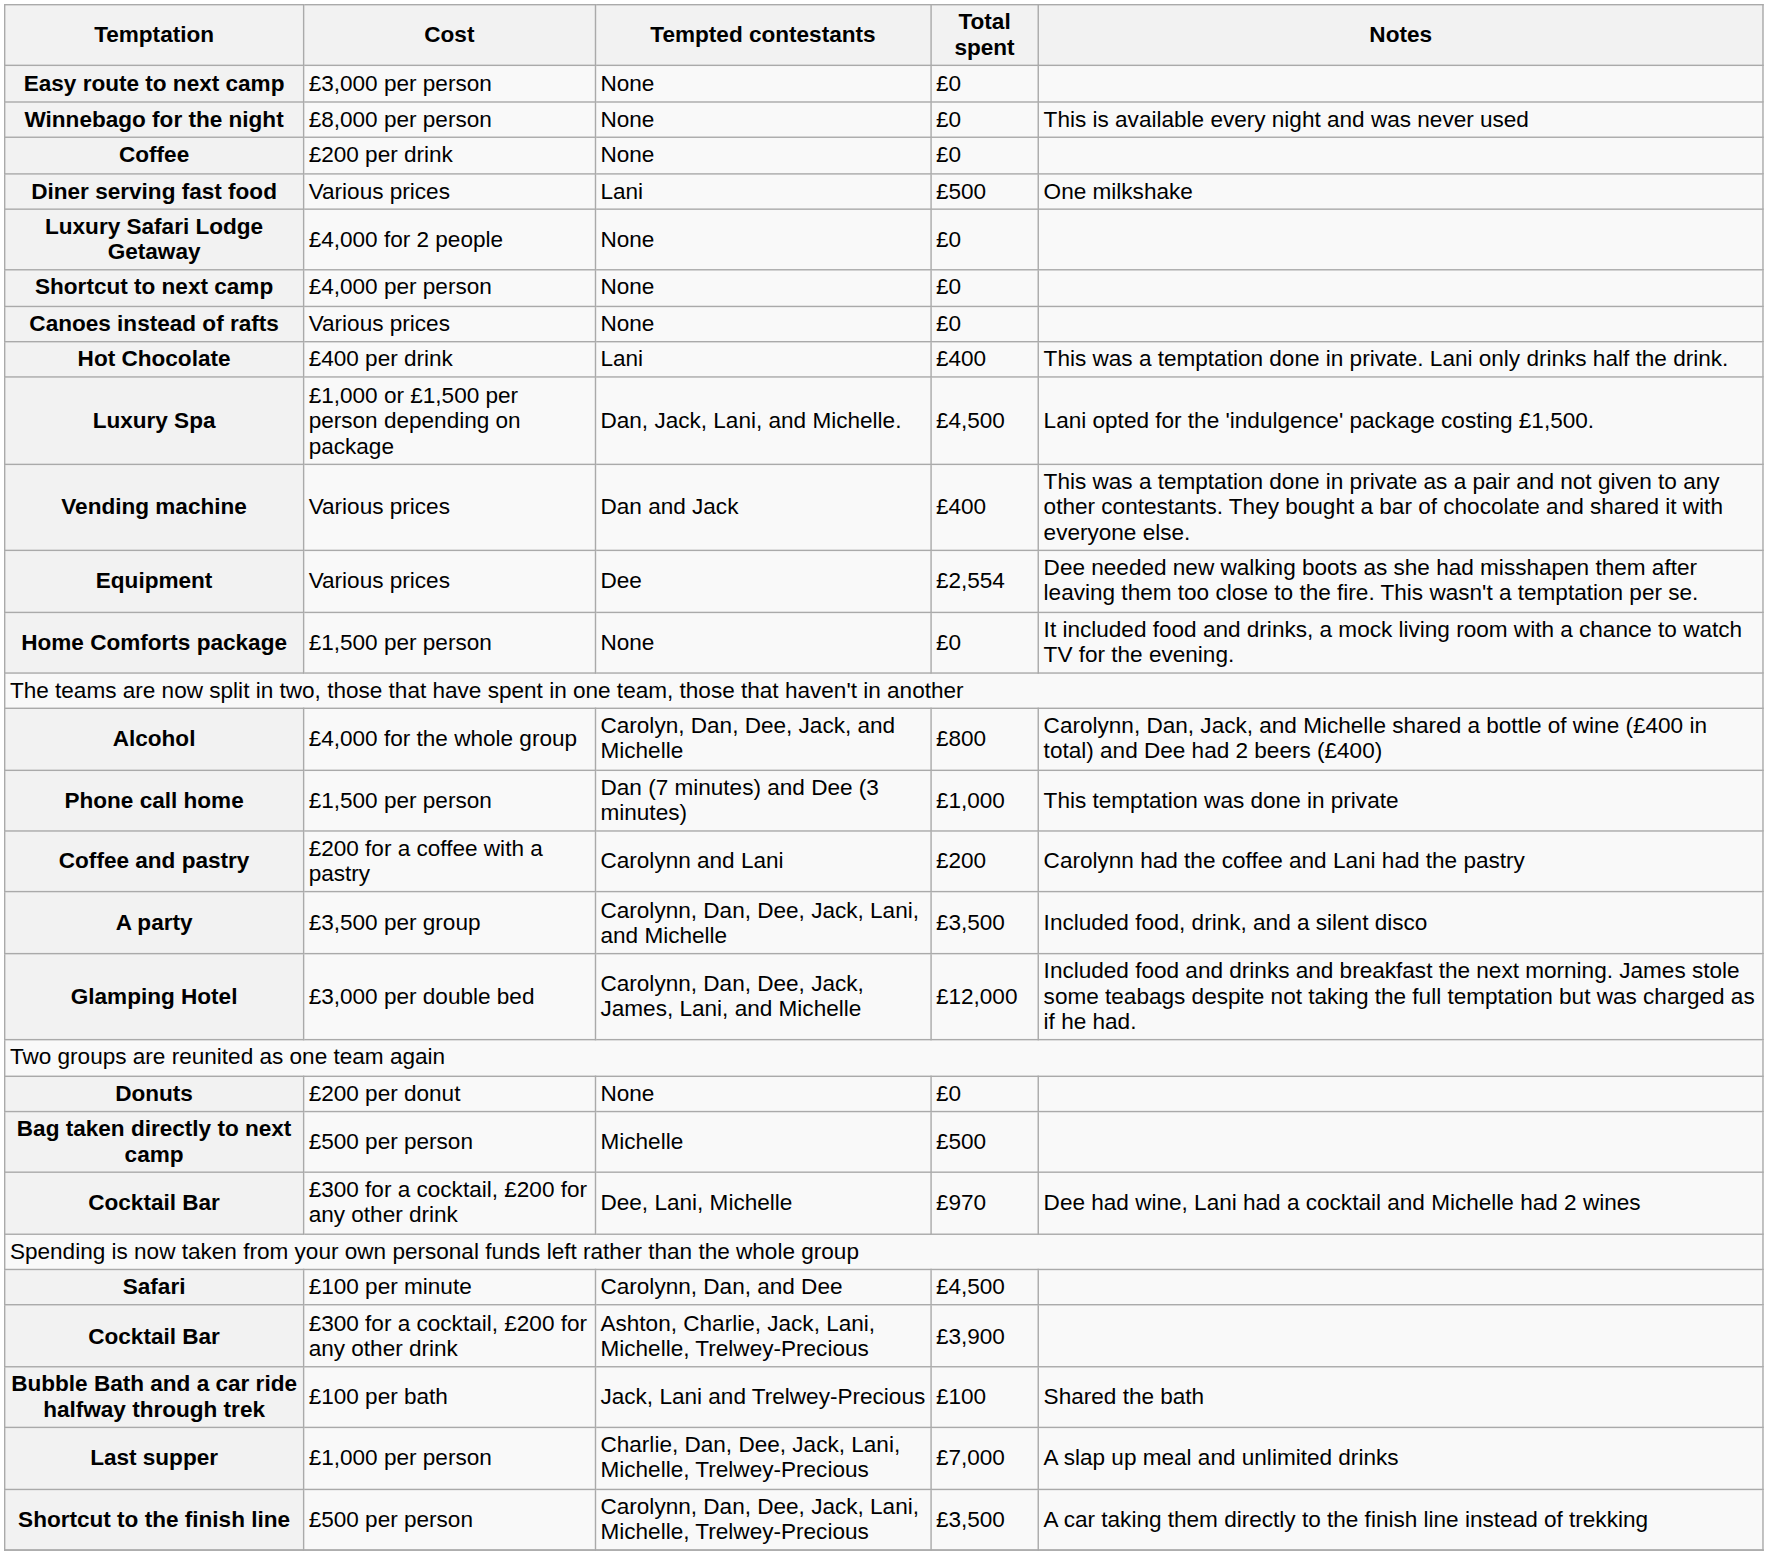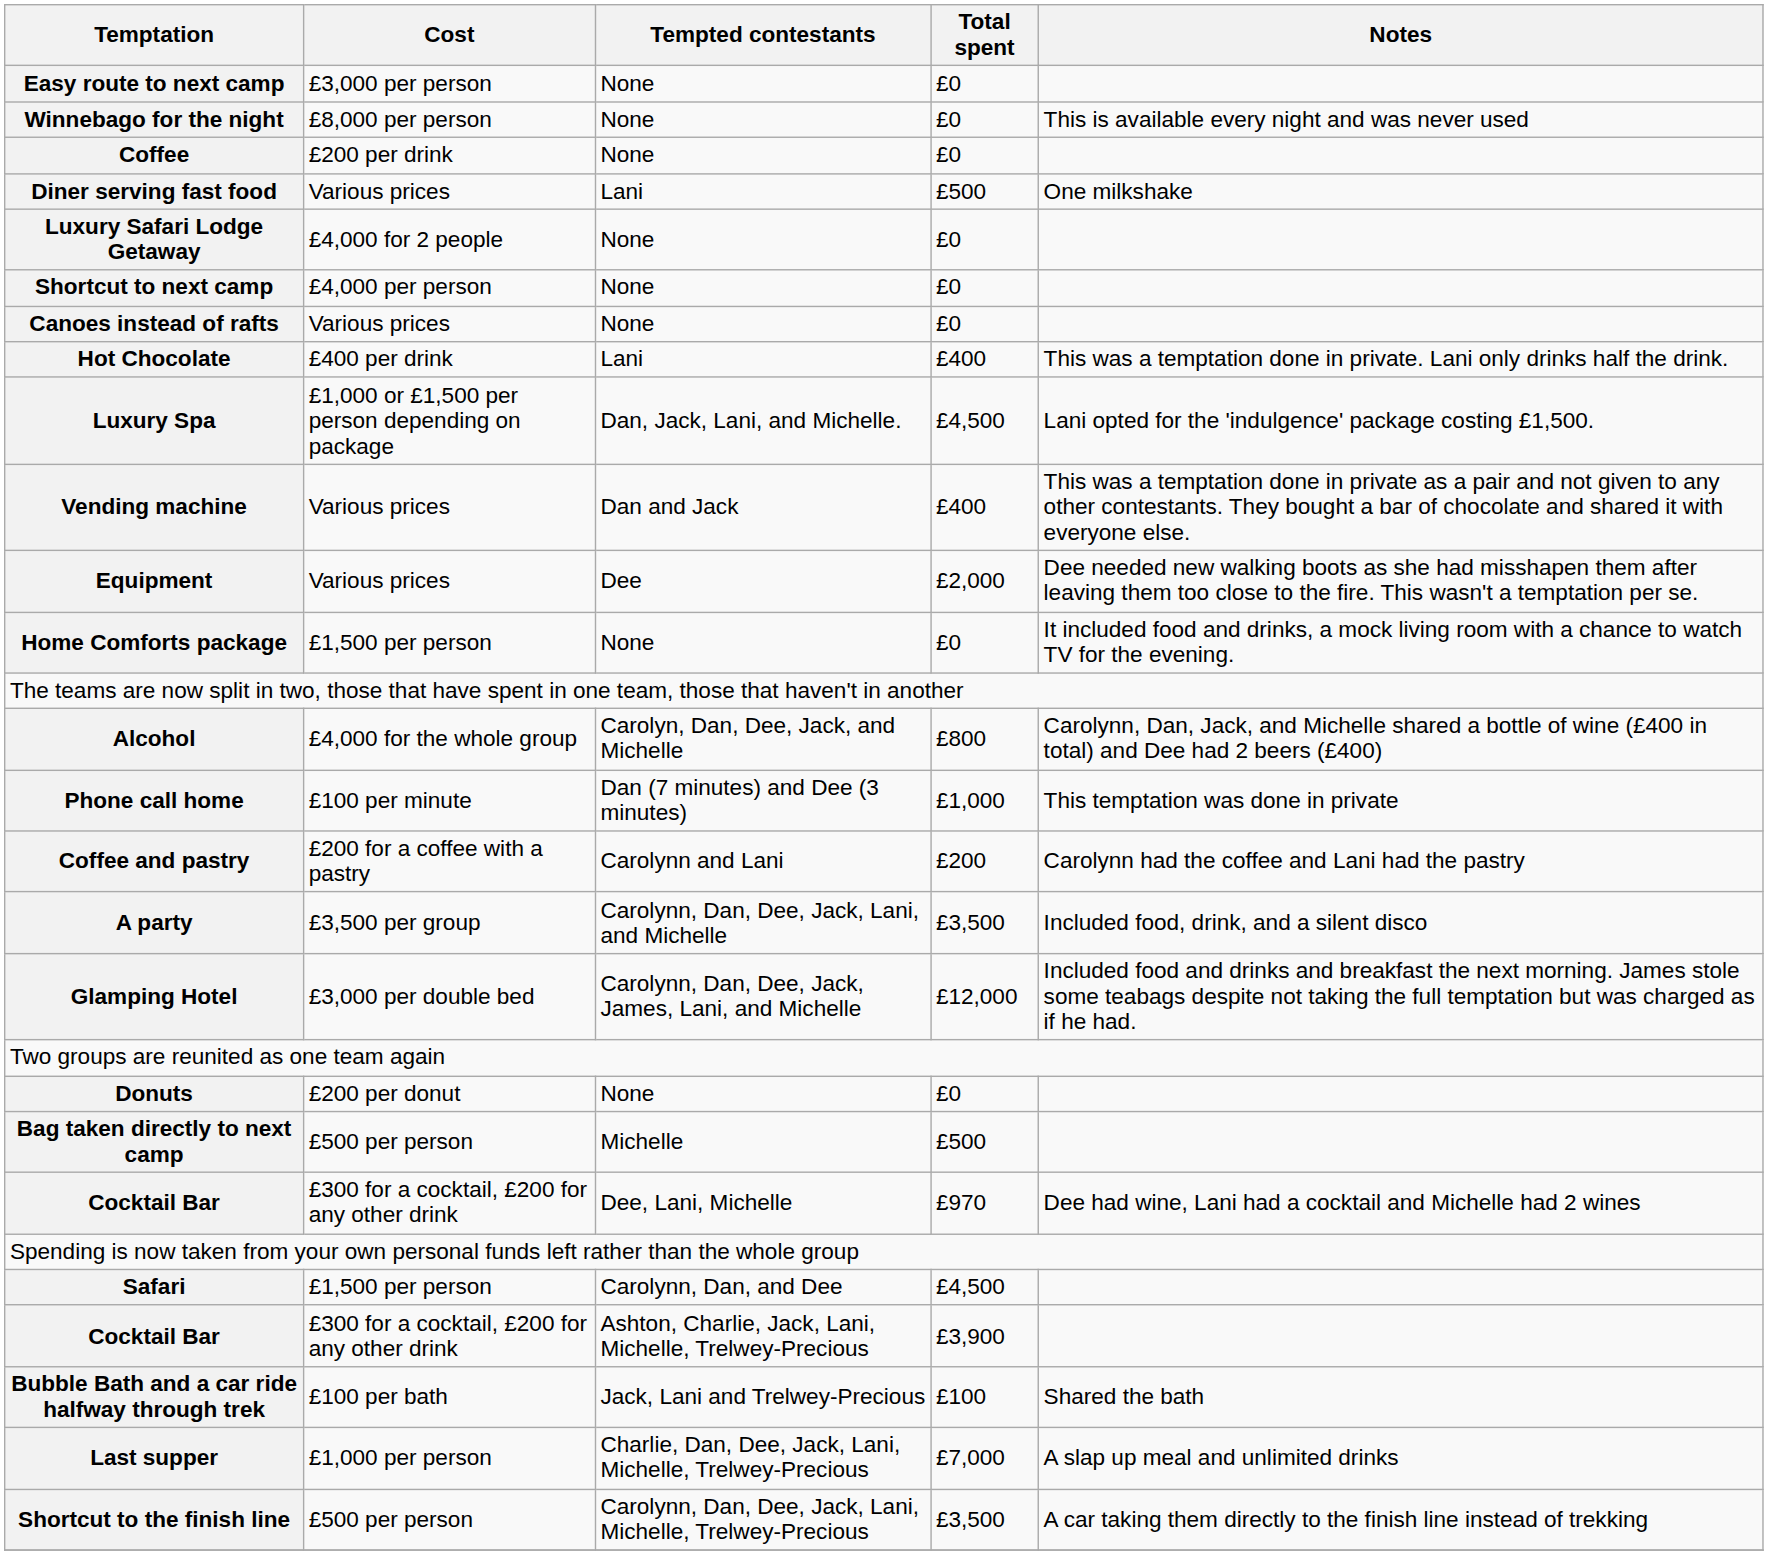(970, 580) £2,554 -> (970, 580) £2,000
(400, 800) £1,500 per person -> (390, 800) £100 per minute
(390, 1287) £100 per minute -> (400, 1287) £1,500 per person
